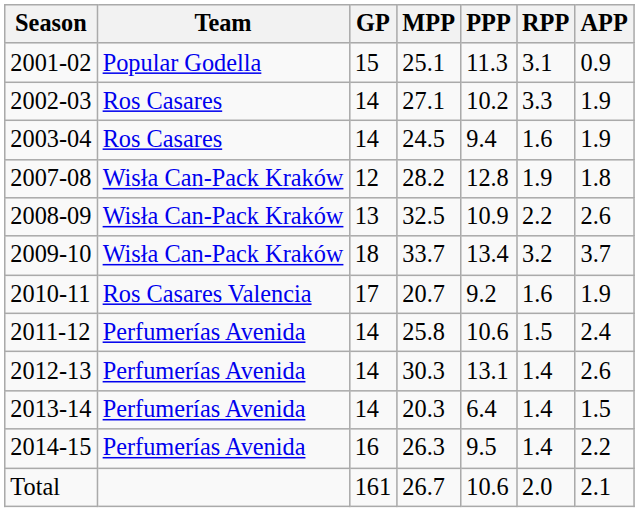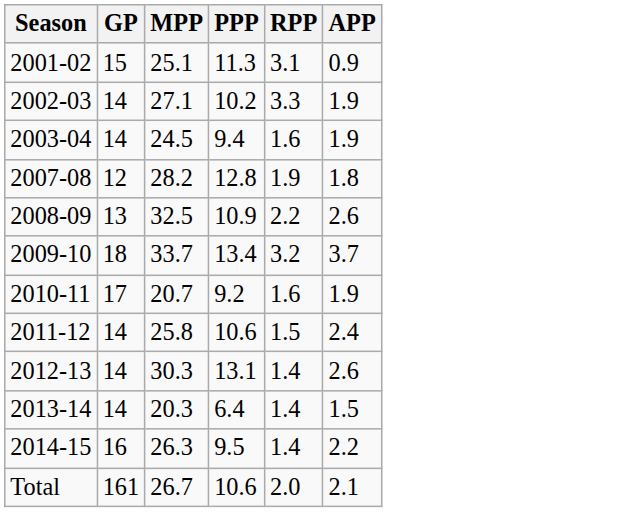- column: (223, 23)
